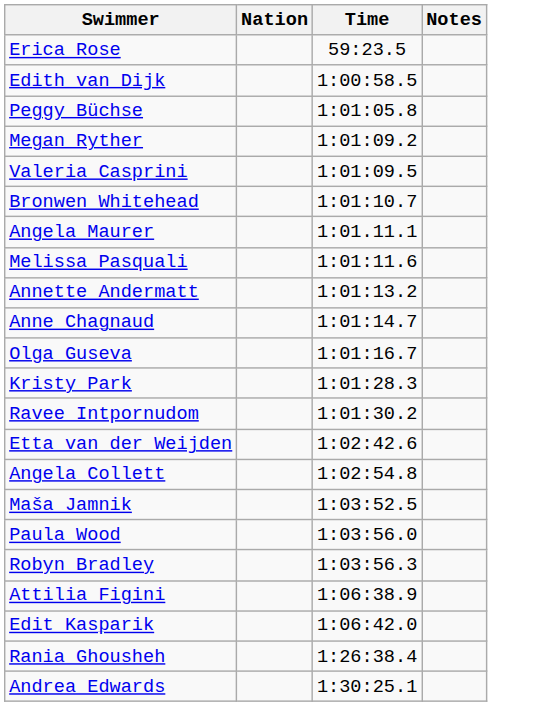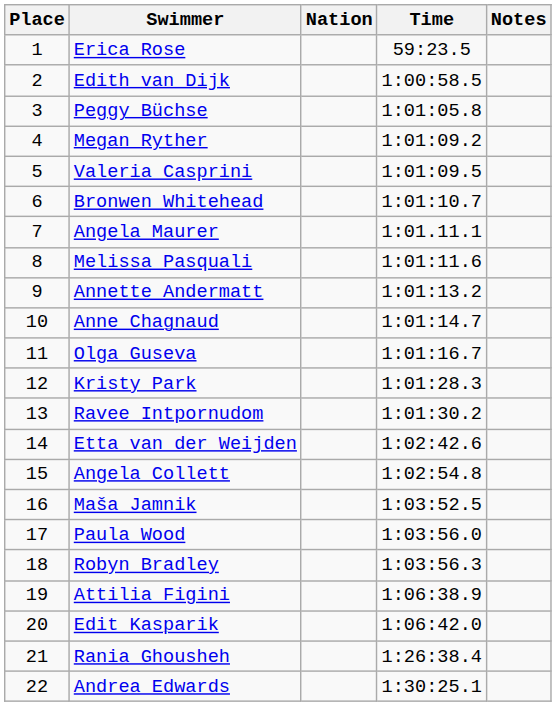+ column: (37, 20)
